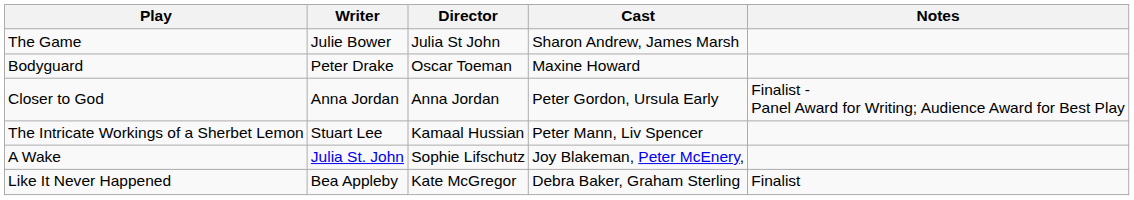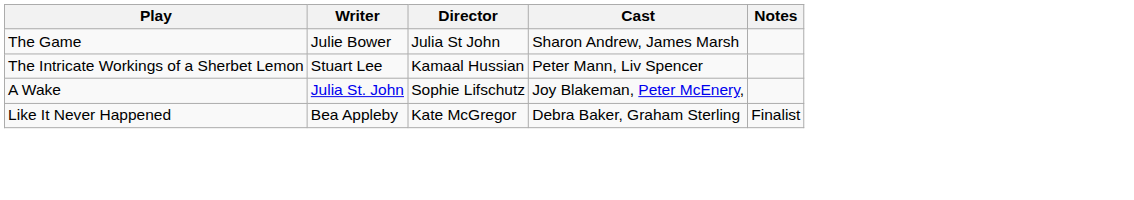- row: (46, 66)
- row: (56, 99)
